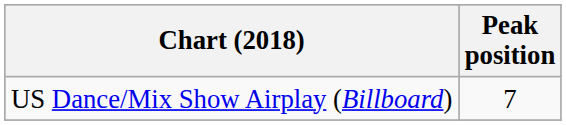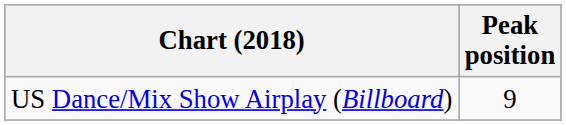(510, 98) 7 -> (510, 98) 9
